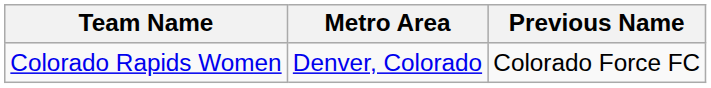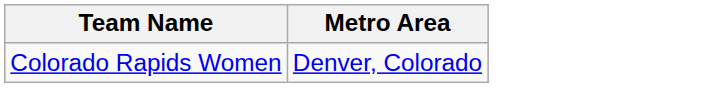- column: (597, 23)
